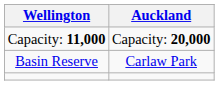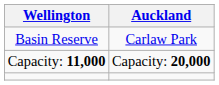rows swapped: (57, 61) <-> (57, 38)
